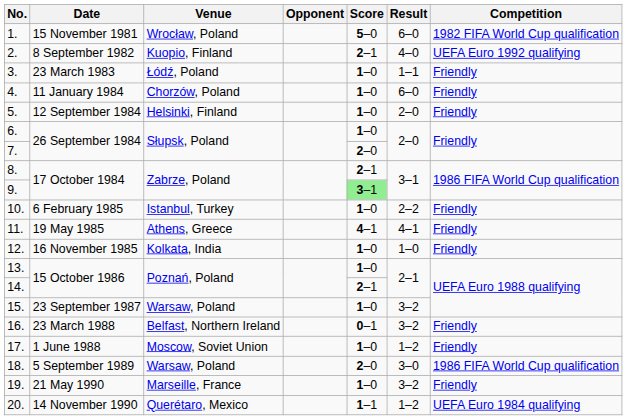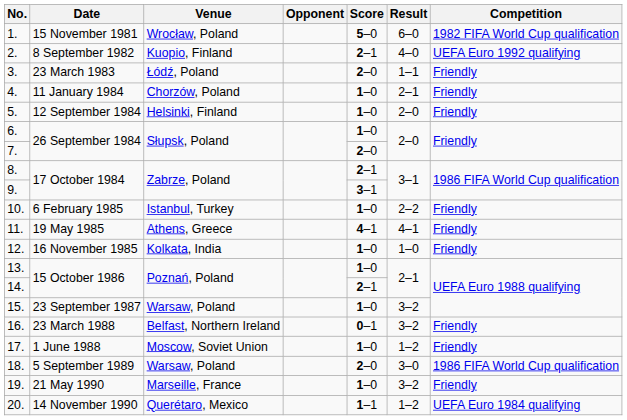(367, 72) 1–0 -> (367, 72) 2–0
(408, 92) 6–0 -> (408, 92) 2–1
(367, 190) lightgreen background -> (367, 190) no background
